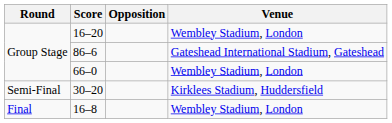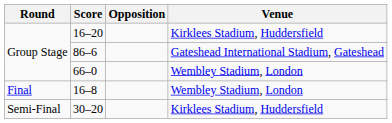(237, 33) Wembley Stadium, London -> (247, 33) Kirklees Stadium, Huddersfield
rows swapped: (88, 90) <-> (85, 109)
